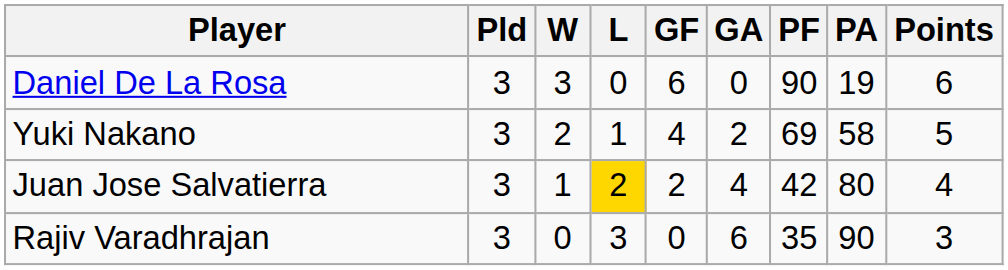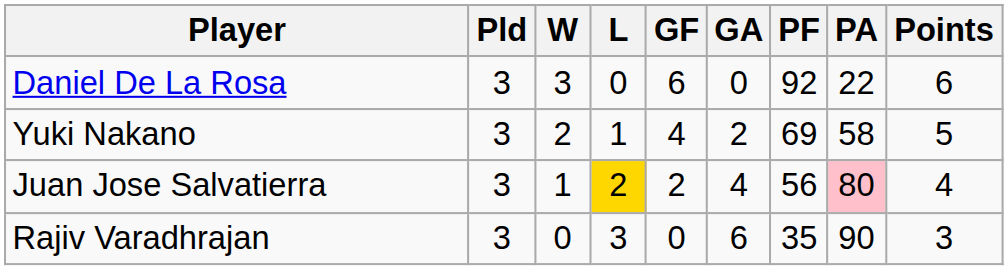(799, 82) 90 -> (799, 82) 92
(857, 82) 19 -> (857, 82) 22
(799, 185) 42 -> (799, 185) 56
(857, 185) no background -> (857, 185) pink background
